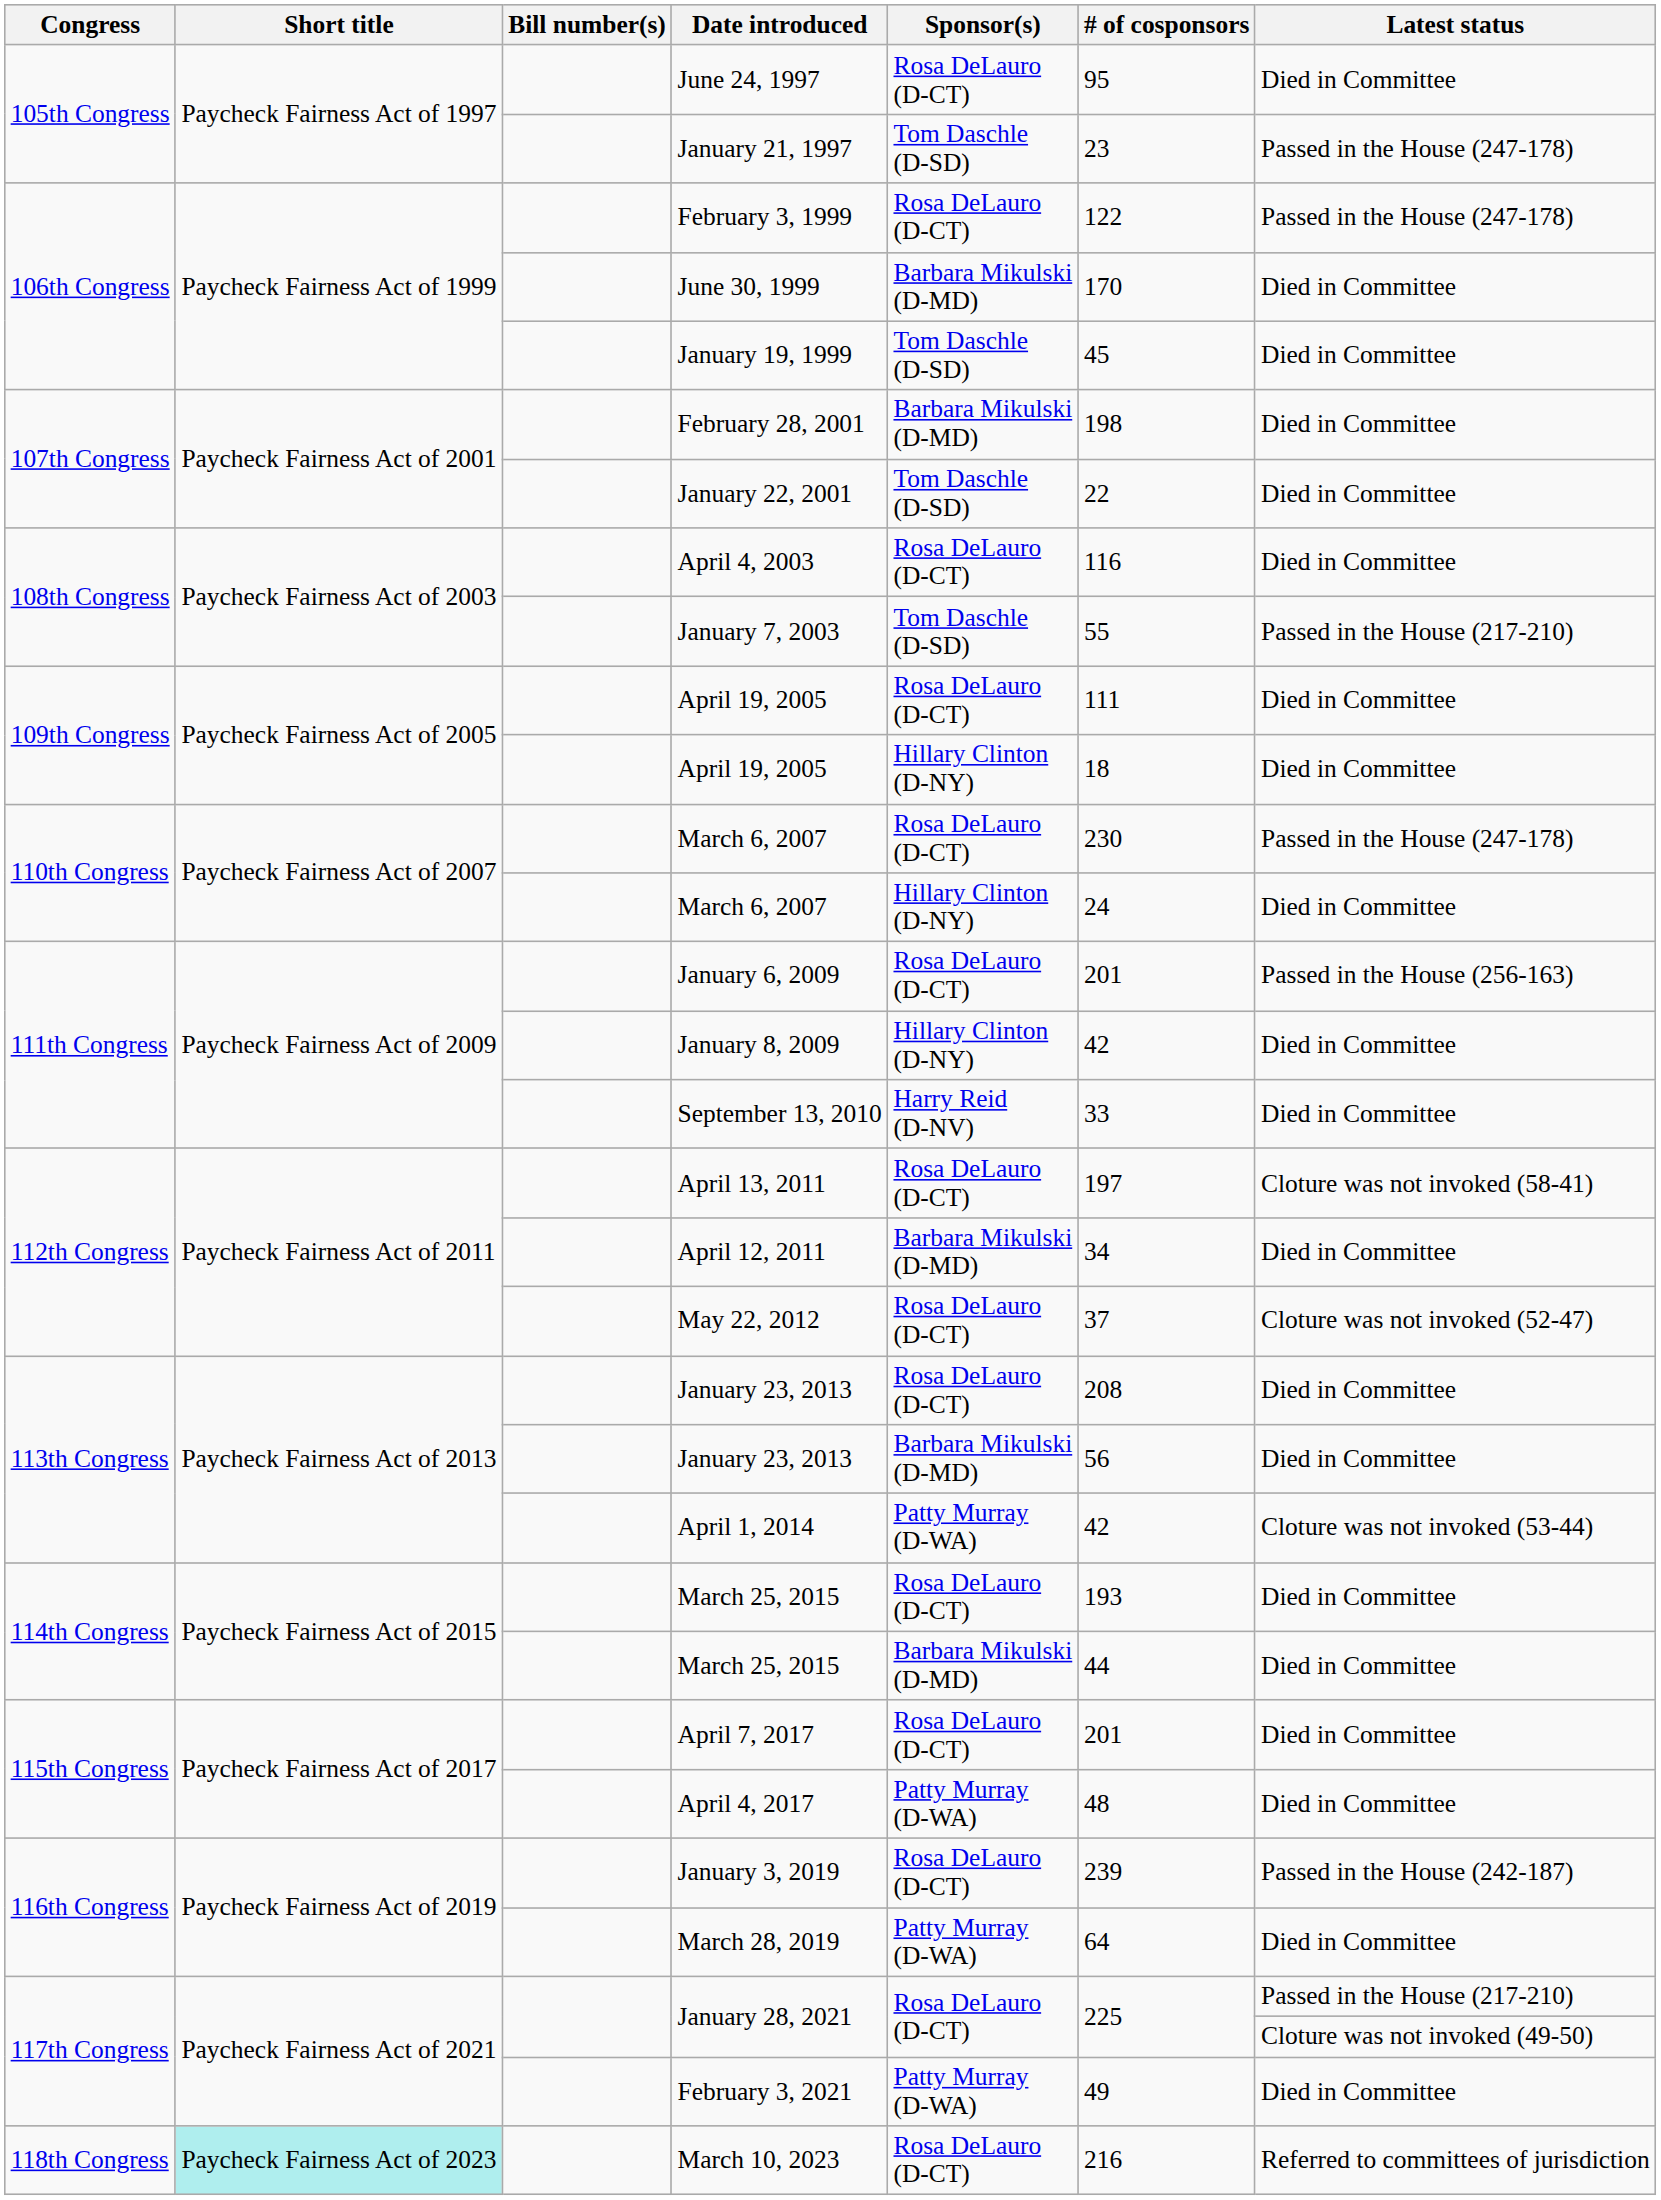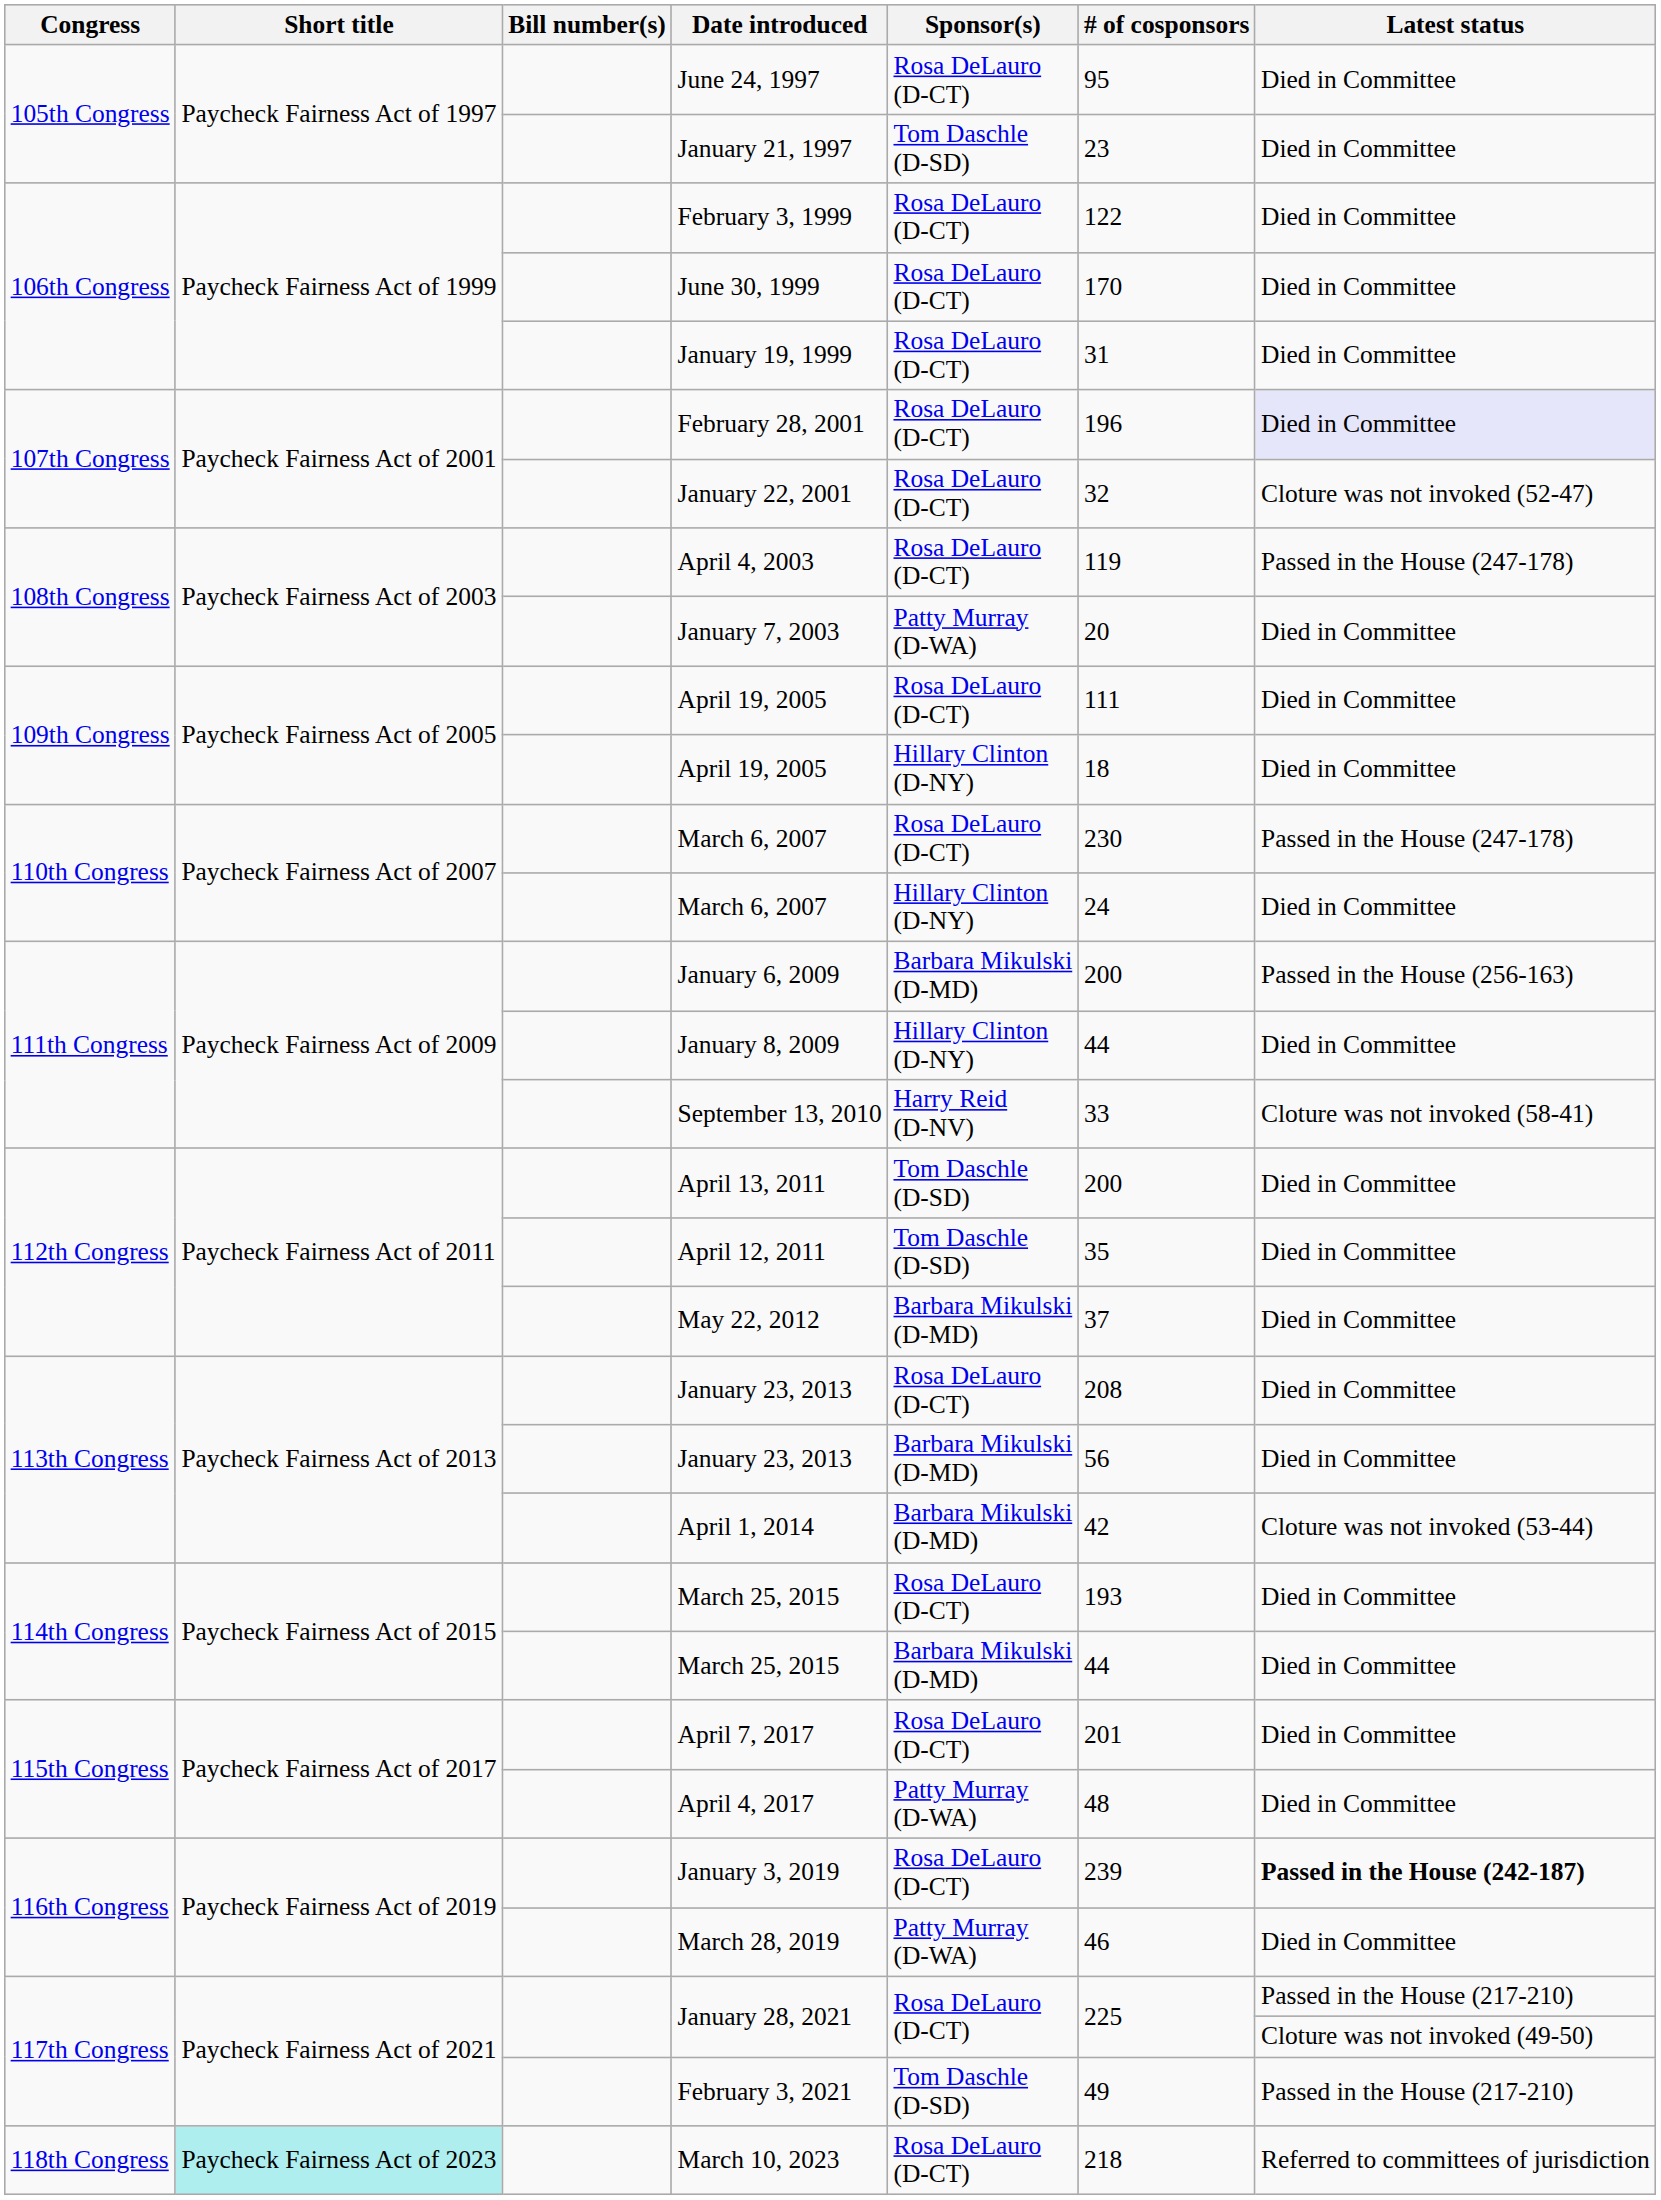(1417, 148) Passed in the House (247-178) -> (1359, 148) Died in Committee
(1417, 217) Passed in the House (247-178) -> (1359, 217) Died in Committee
(983, 286) Barbara Mikulski (D-MD) -> (967, 286) Rosa DeLauro (D-CT)
(961, 355) Tom Daschle (D-SD) -> (967, 355) Rosa DeLauro (D-CT)
(1097, 355) 45 -> (1097, 355) 31
(983, 424) Barbara Mikulski (D-MD) -> (967, 424) Rosa DeLauro (D-CT)
(1103, 424) 198 -> (1103, 424) 196
(1359, 424) no background -> (1359, 424) lavender background
(961, 493) Tom Daschle (D-SD) -> (967, 493) Rosa DeLauro (D-CT)
(1097, 493) 22 -> (1097, 493) 32
(1359, 493) Died in Committee -> (1427, 493) Cloture was not invoked (52-47)
(1103, 562) 116 -> (1103, 562) 119
(1359, 562) Died in Committee -> (1417, 562) Passed in the House (247-178)
(961, 631) Tom Daschle (D-SD) -> (961, 631) Patty Murray (D-WA)
(1097, 631) 55 -> (1097, 631) 20
(1417, 631) Passed in the House (217-210) -> (1359, 631) Died in Committee
(967, 975) Rosa DeLauro (D-CT) -> (983, 975) Barbara Mikulski (D-MD)
(1103, 975) 201 -> (1103, 975) 200
(1097, 1044) 42 -> (1097, 1044) 44
(1359, 1113) Died in Committee -> (1427, 1113) Cloture was not invoked (58-41)
(967, 1182) Rosa DeLauro (D-CT) -> (961, 1182) Tom Daschle (D-SD)
(1103, 1182) 197 -> (1103, 1182) 200
(1427, 1182) Cloture was not invoked (58-41) -> (1359, 1182) Died in Committee
(983, 1251) Barbara Mikulski (D-MD) -> (961, 1251) Tom Daschle (D-SD)
(1097, 1251) 34 -> (1097, 1251) 35
(967, 1320) Rosa DeLauro (D-CT) -> (983, 1320) Barbara Mikulski (D-MD)
(1427, 1320) Cloture was not invoked (52-47) -> (1359, 1320) Died in Committee
(961, 1527) Patty Murray (D-WA) -> (983, 1527) Barbara Mikulski (D-MD)
(1417, 1872) normal -> (1423, 1872) bold
(1097, 1941) 64 -> (1097, 1941) 46
(961, 2091) Patty Murray (D-WA) -> (961, 2091) Tom Daschle (D-SD)
(1359, 2091) Died in Committee -> (1417, 2091) Passed in the House (217-210)
(1103, 2160) 216 -> (1103, 2160) 218
